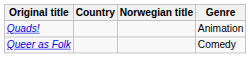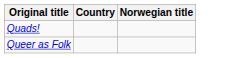- column: (221, 12)
